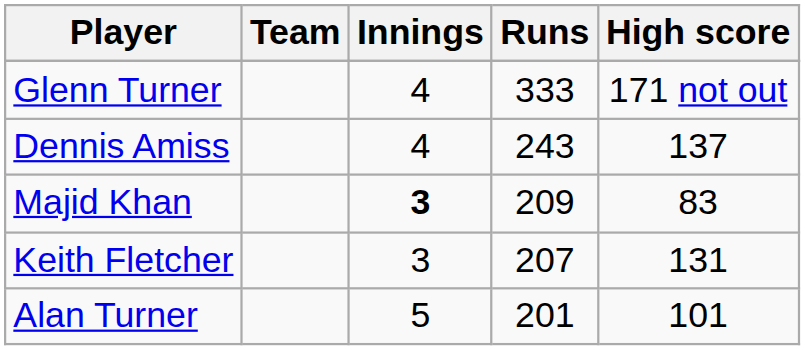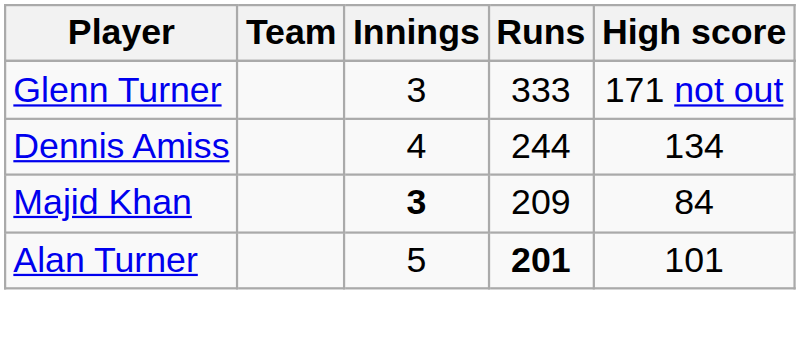(420, 89) 4 -> (416, 89) 3
(545, 145) 243 -> (541, 145) 244
(698, 145) 137 -> (694, 145) 134
(698, 202) 83 -> (694, 202) 84
- row: (123, 259)
(545, 315) normal -> (541, 259) bold
